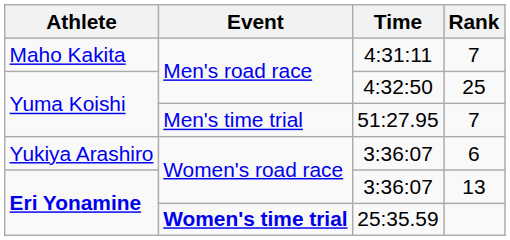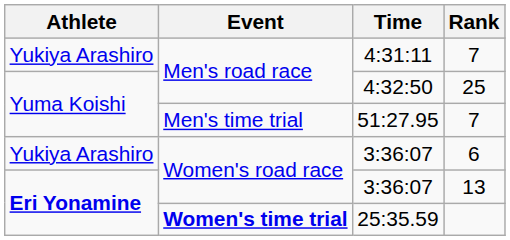(68, 55) Maho Kakita -> (82, 55) Yukiya Arashiro
